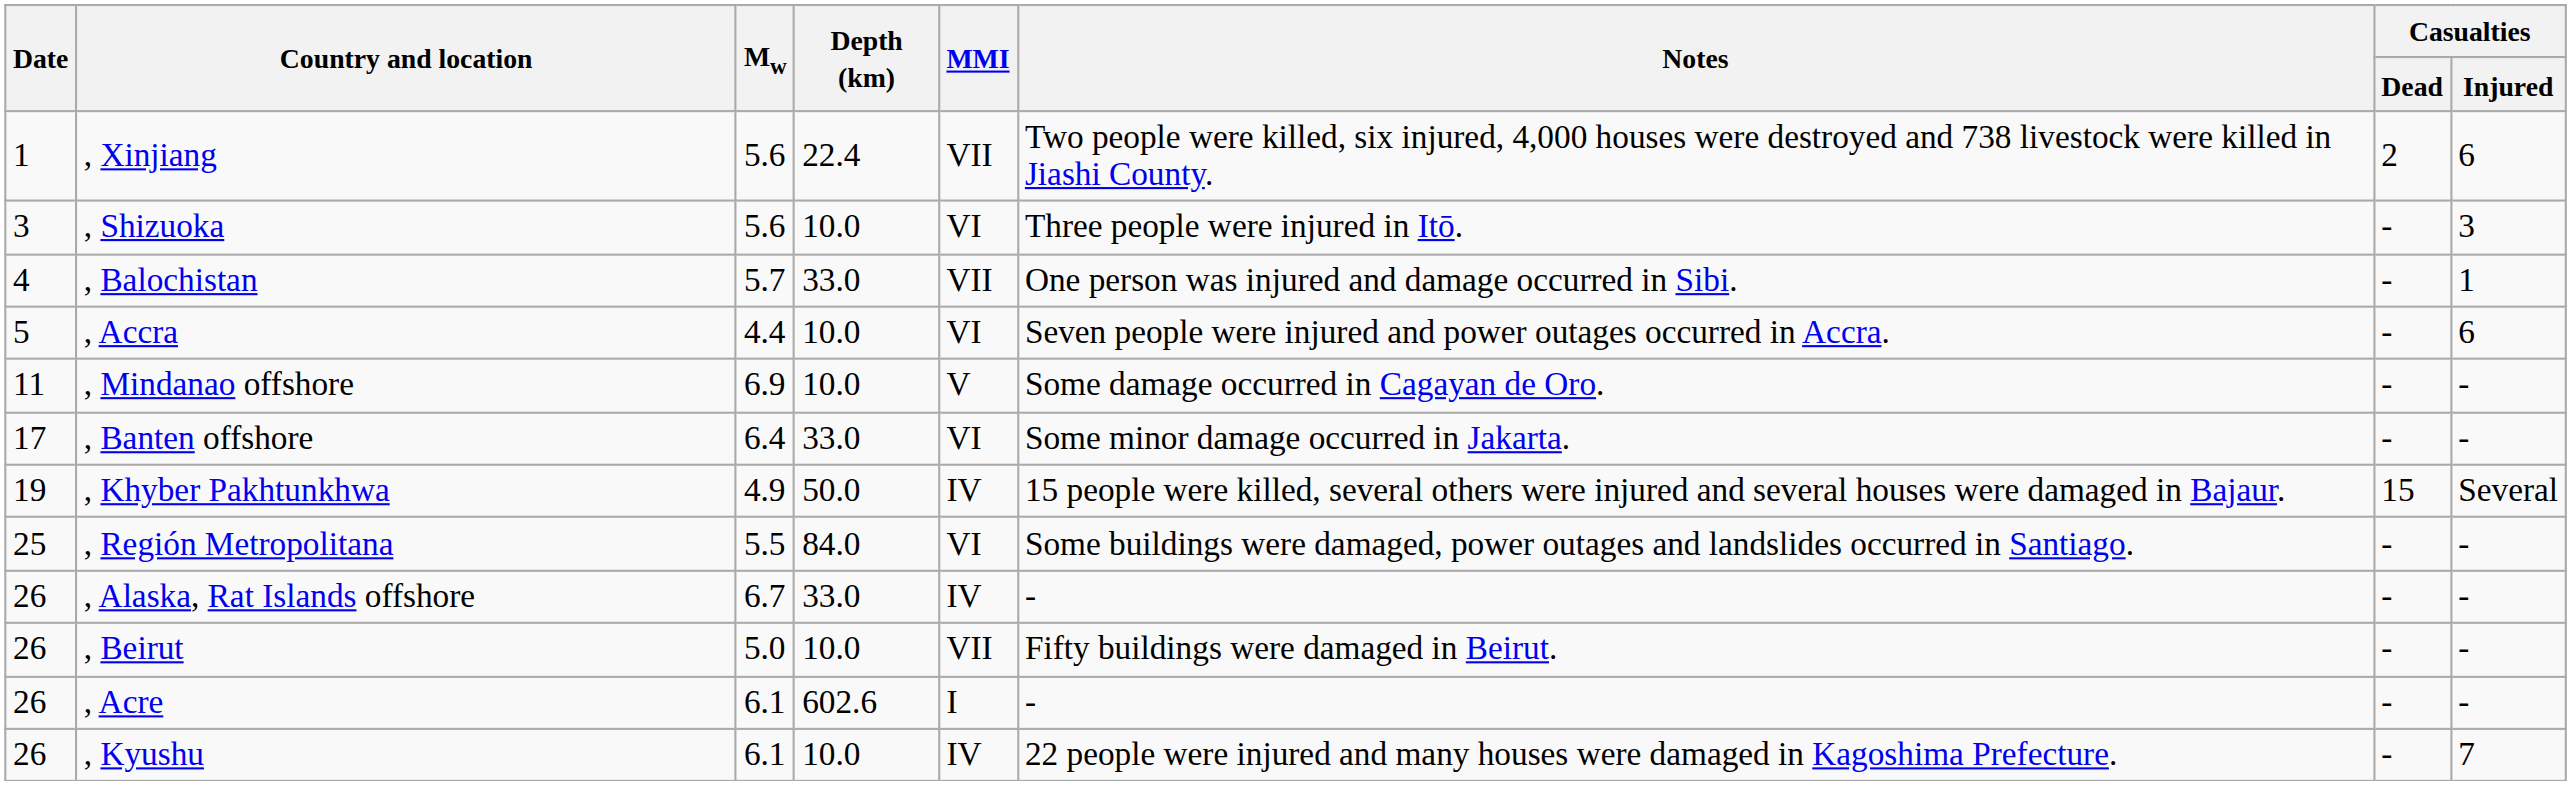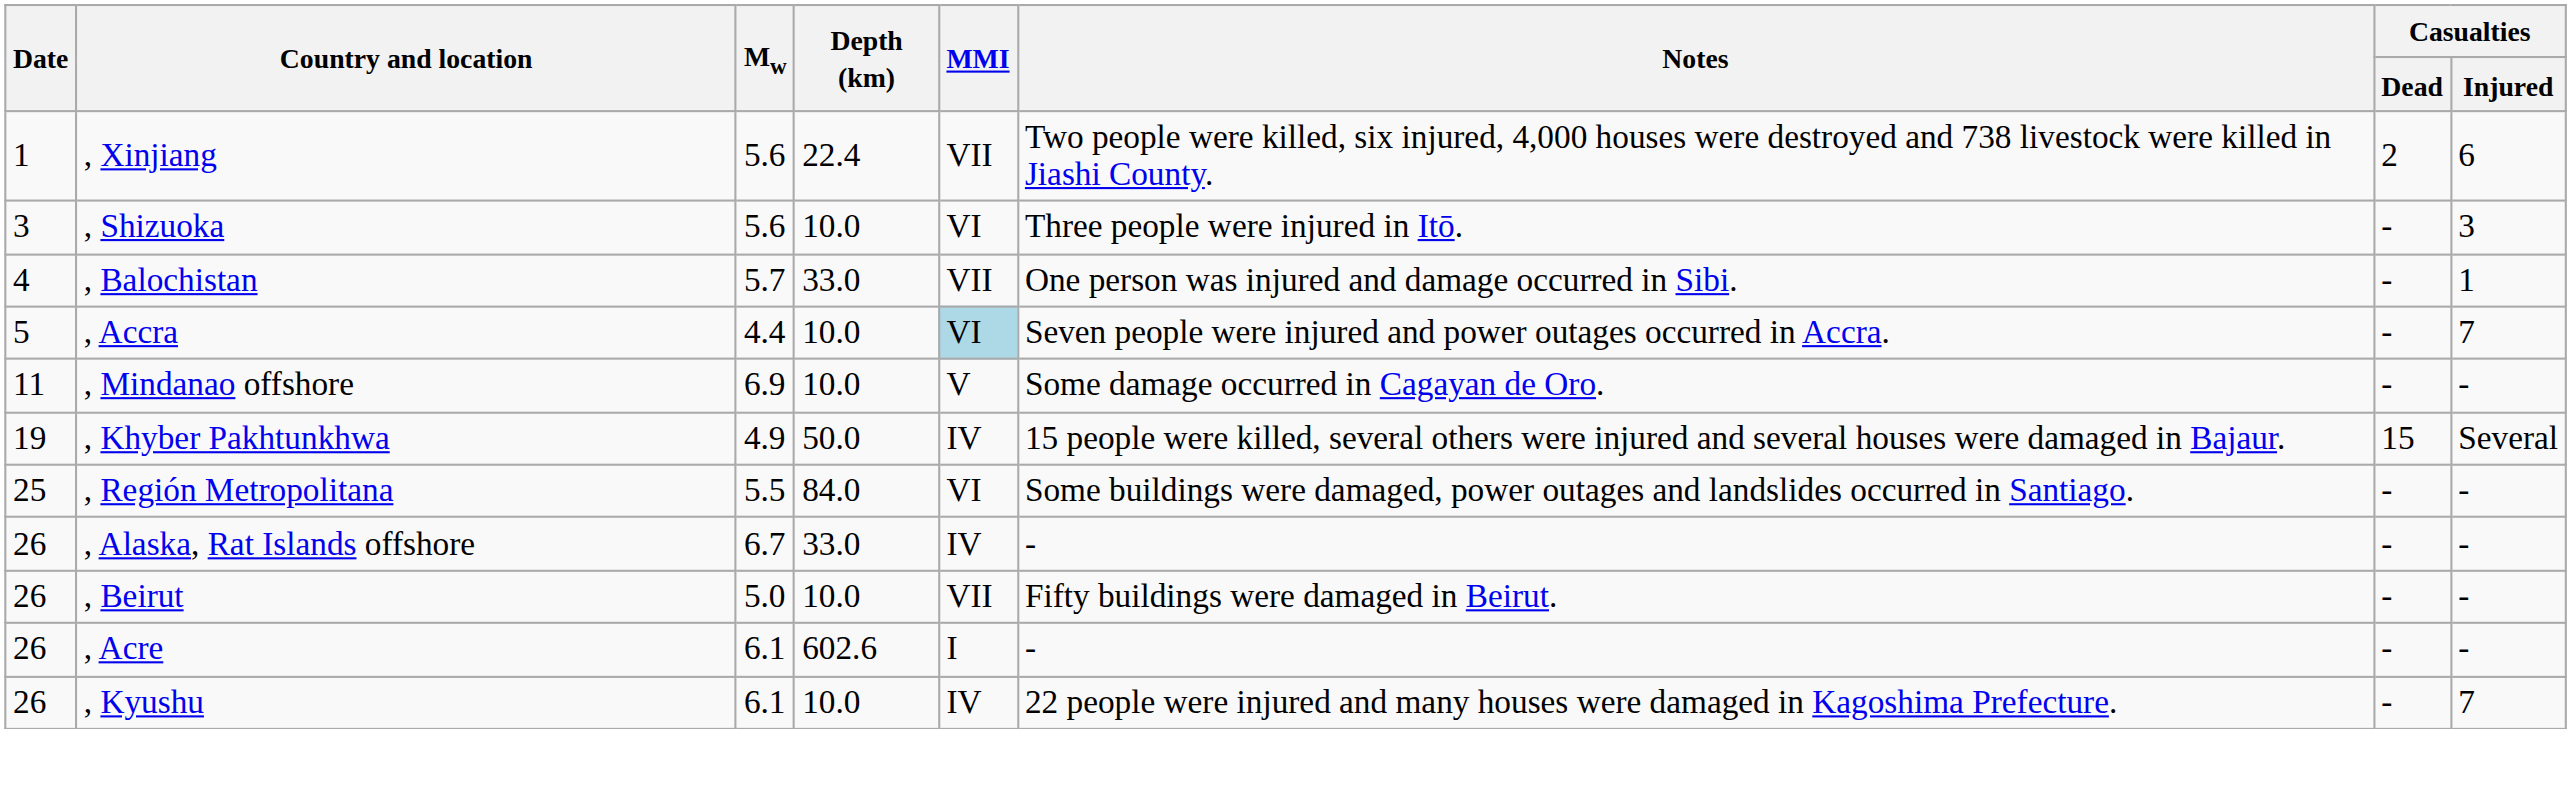(964, 332) no background -> (964, 332) lightblue background
(2467, 332) 6 -> (2467, 332) 7
- row: (199, 437)
